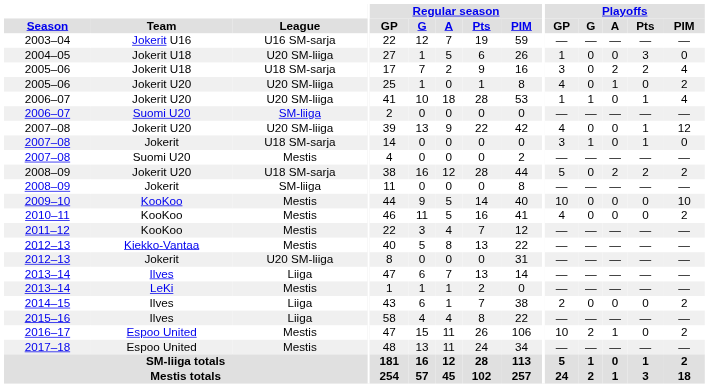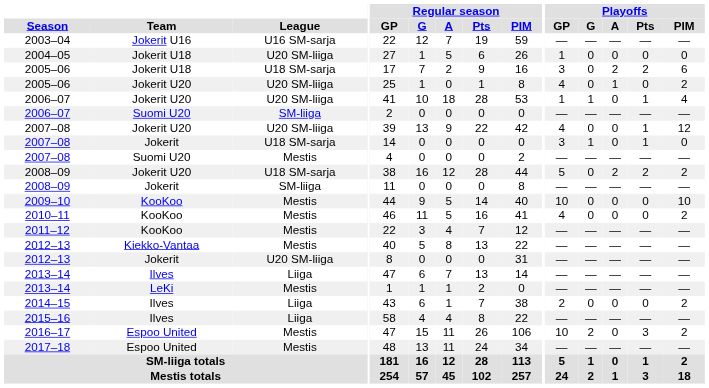(645, 55) 3 -> (645, 55) 0
(684, 69) 4 -> (684, 69) 6
(615, 332) 1 -> (615, 332) 0
(645, 332) 0 -> (645, 332) 3
